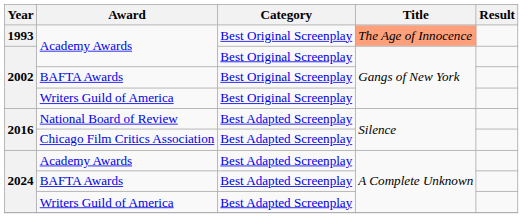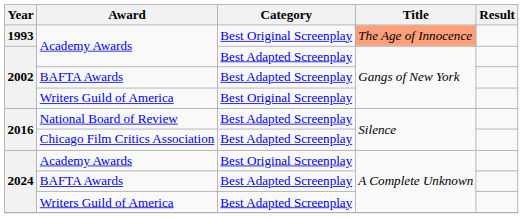(286, 56) Best Original Screenplay -> (286, 56) Best Adapted Screenplay
(286, 77) Best Original Screenplay -> (286, 77) Best Adapted Screenplay
(286, 160) Best Adapted Screenplay -> (286, 160) Best Original Screenplay
